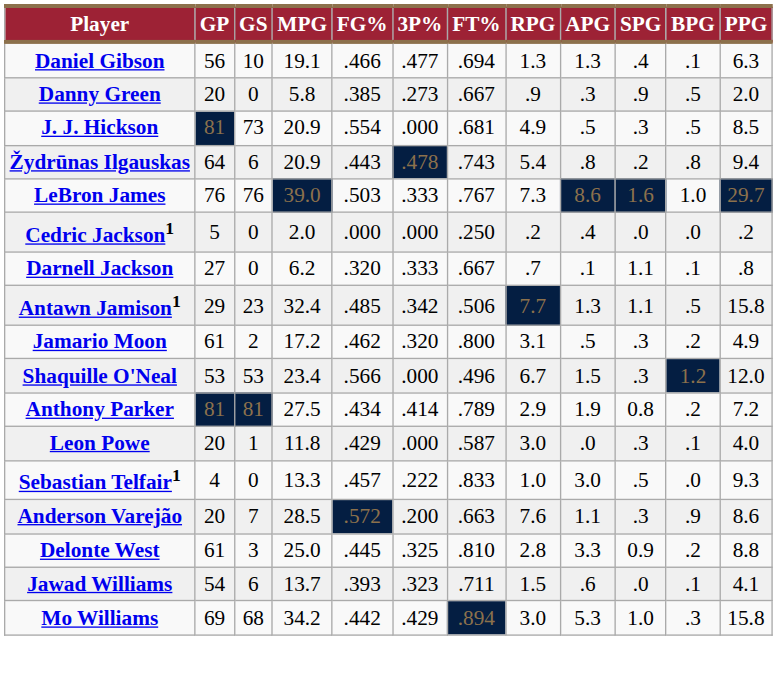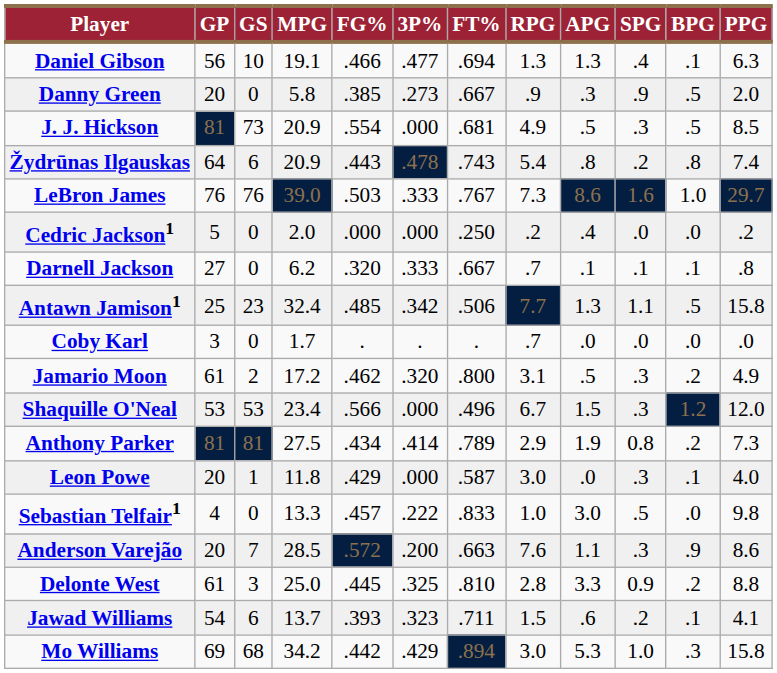(746, 161) 9.4 -> (746, 161) 7.4
(641, 268) 1.1 -> (641, 268) .1
(215, 305) 29 -> (215, 305) 25
+ row: (100, 341)
(746, 409) 7.2 -> (746, 443) 7.3
(746, 479) 9.3 -> (746, 513) 9.8
(641, 583) .0 -> (641, 617) .2
